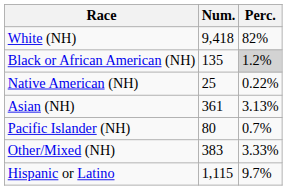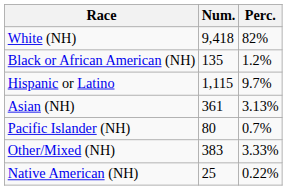(257, 60) lightgrey background -> (257, 60) no background
rows swapped: (73, 83) <-> (61, 173)
